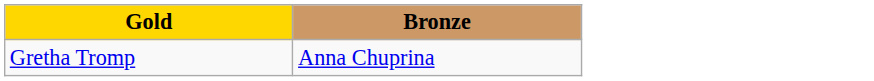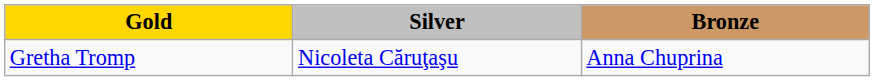+ column: (437, 22)
